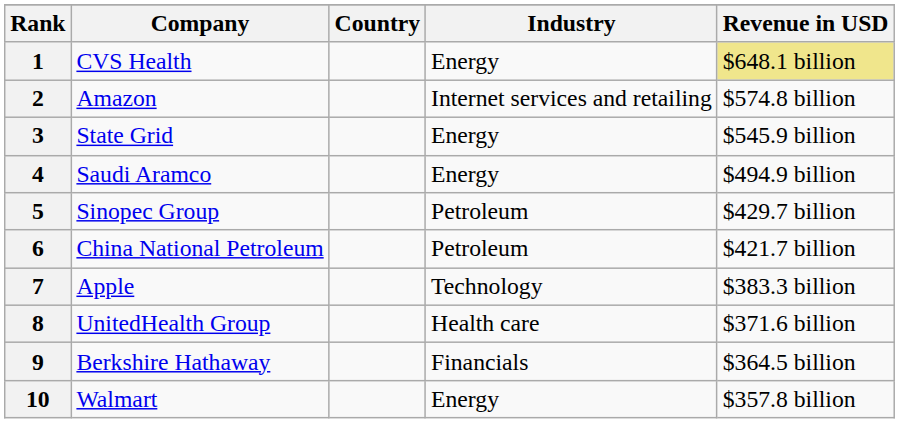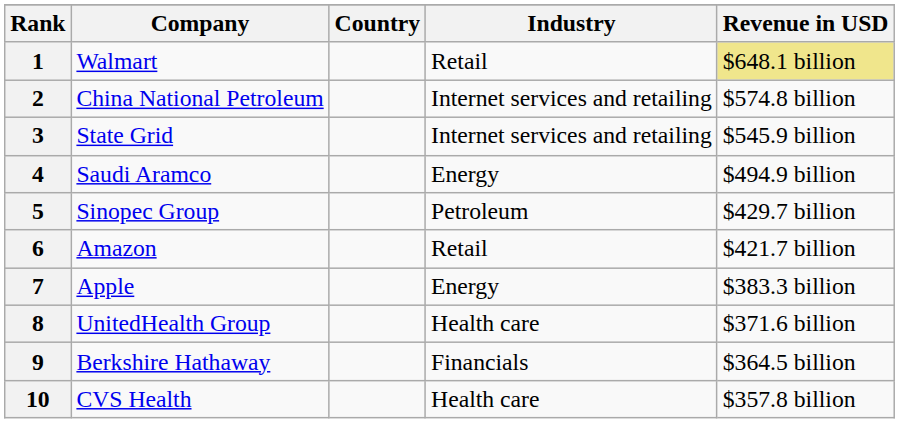(134, 60) CVS Health -> (117, 60) Walmart
(465, 60) Energy -> (459, 60) Retail
(117, 98) Amazon -> (200, 98) China National Petroleum
(465, 135) Energy -> (571, 135) Internet services and retailing
(200, 248) China National Petroleum -> (117, 248) Amazon
(480, 248) Petroleum -> (459, 248) Retail
(487, 286) Technology -> (465, 286) Energy
(117, 398) Walmart -> (134, 398) CVS Health
(465, 398) Energy -> (485, 398) Health care
